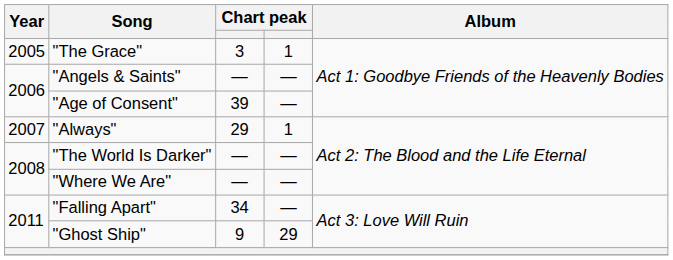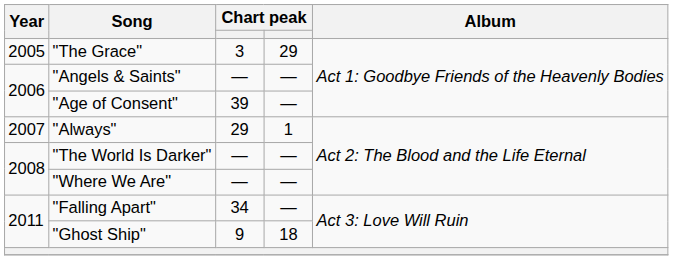(288, 51) 1 -> (288, 51) 29
(288, 234) 29 -> (288, 234) 18
